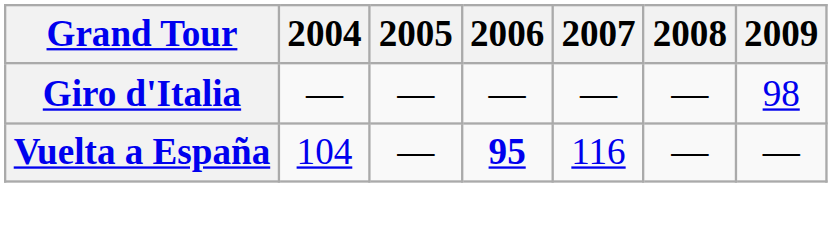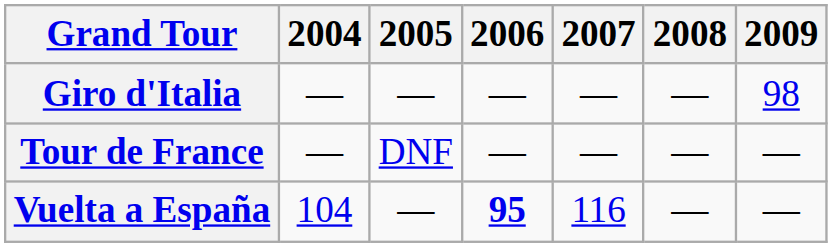+ row: (142, 151)
